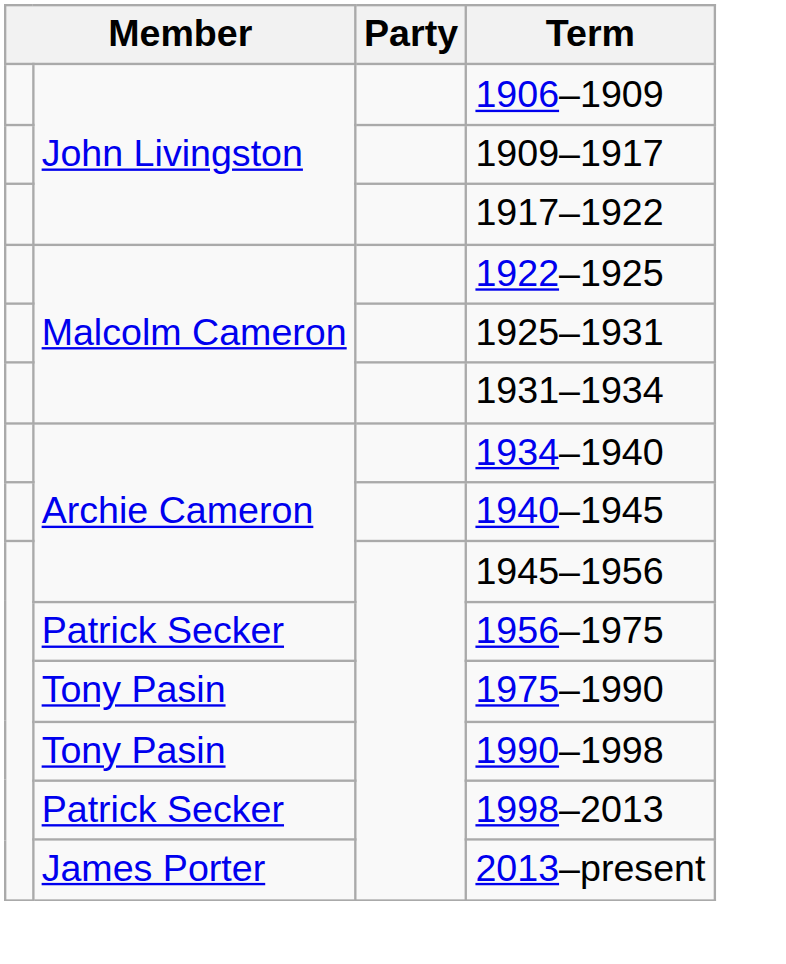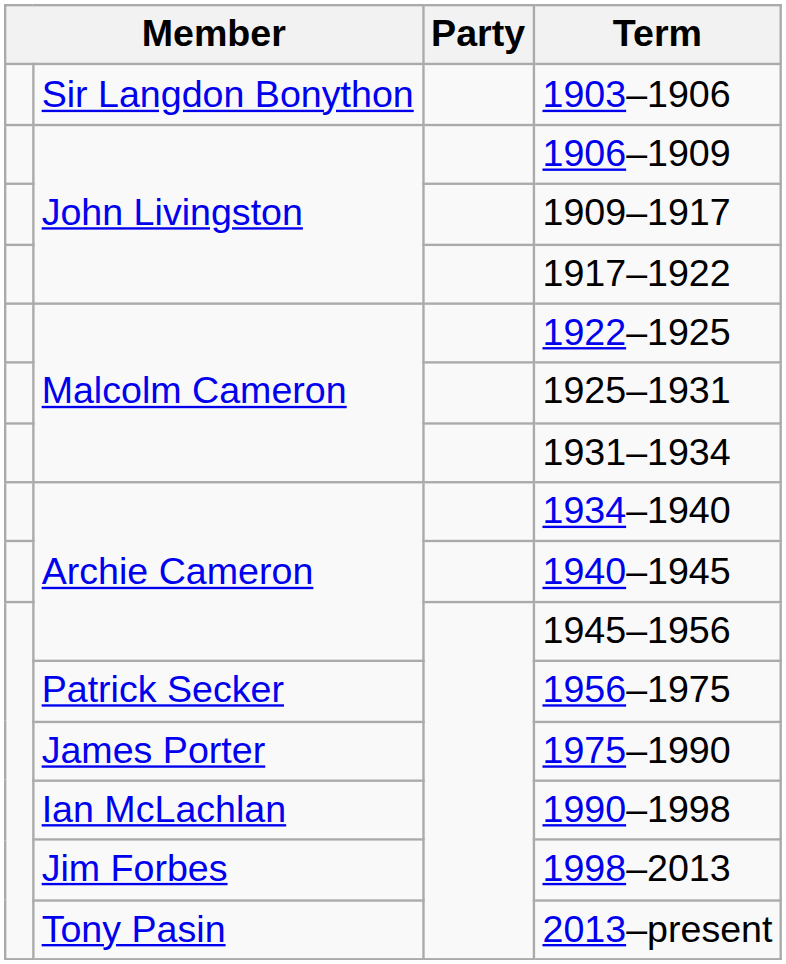+ row: (637, 93)
(134, 690) Tony Pasin -> (153, 749) James Porter
(134, 749) Tony Pasin -> (164, 809) Ian McLachlan
(163, 809) Patrick Secker -> (135, 869) Jim Forbes
(153, 869) James Porter -> (134, 928) Tony Pasin
